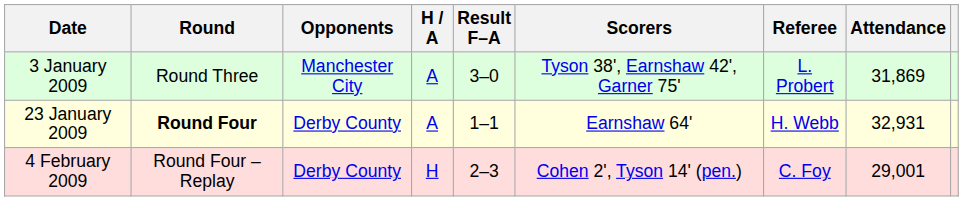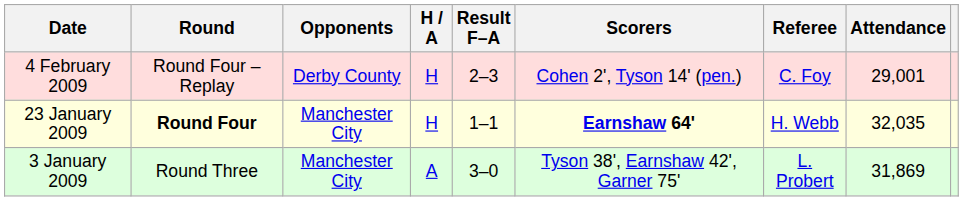rows swapped: (68, 76) <-> (68, 171)
(347, 123) Derby County -> (347, 123) Manchester City
(432, 123) A -> (432, 123) H
(639, 123) normal -> (639, 123) bold
(898, 123) 32,931 -> (898, 123) 32,035
